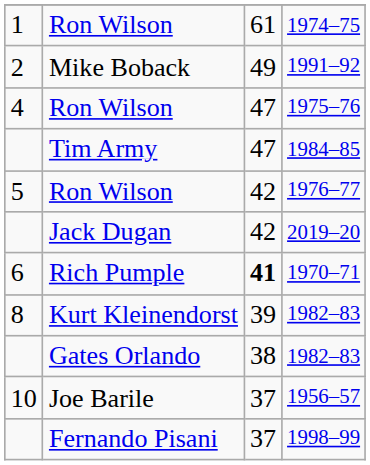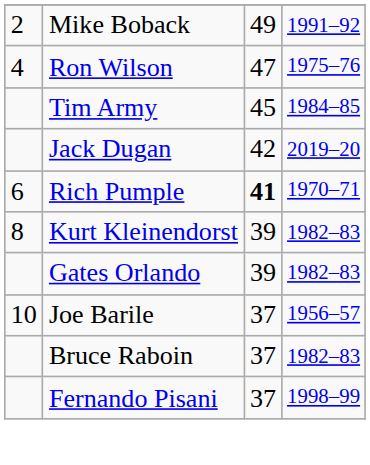- row: (111, 25)
(263, 149) 47 -> (263, 107) 45
- row: (111, 190)
(263, 356) 38 -> (263, 273) 39
+ row: (121, 356)
